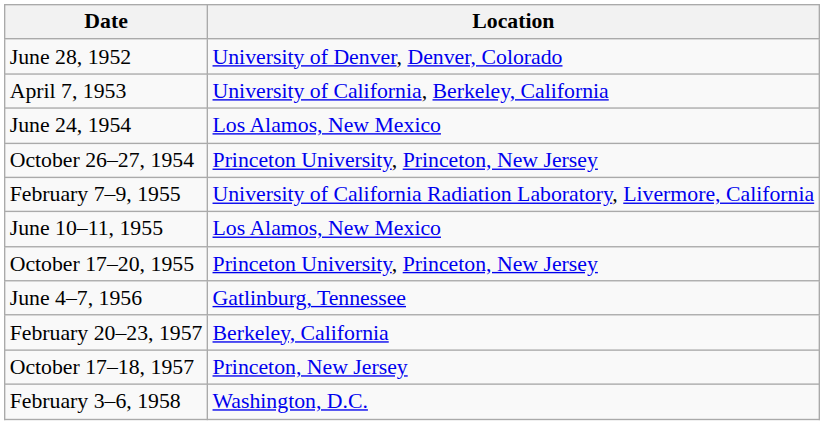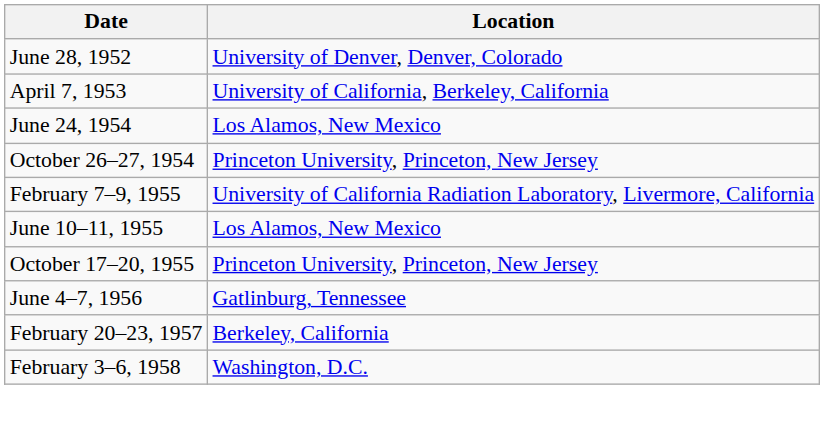- row: (102, 366)
